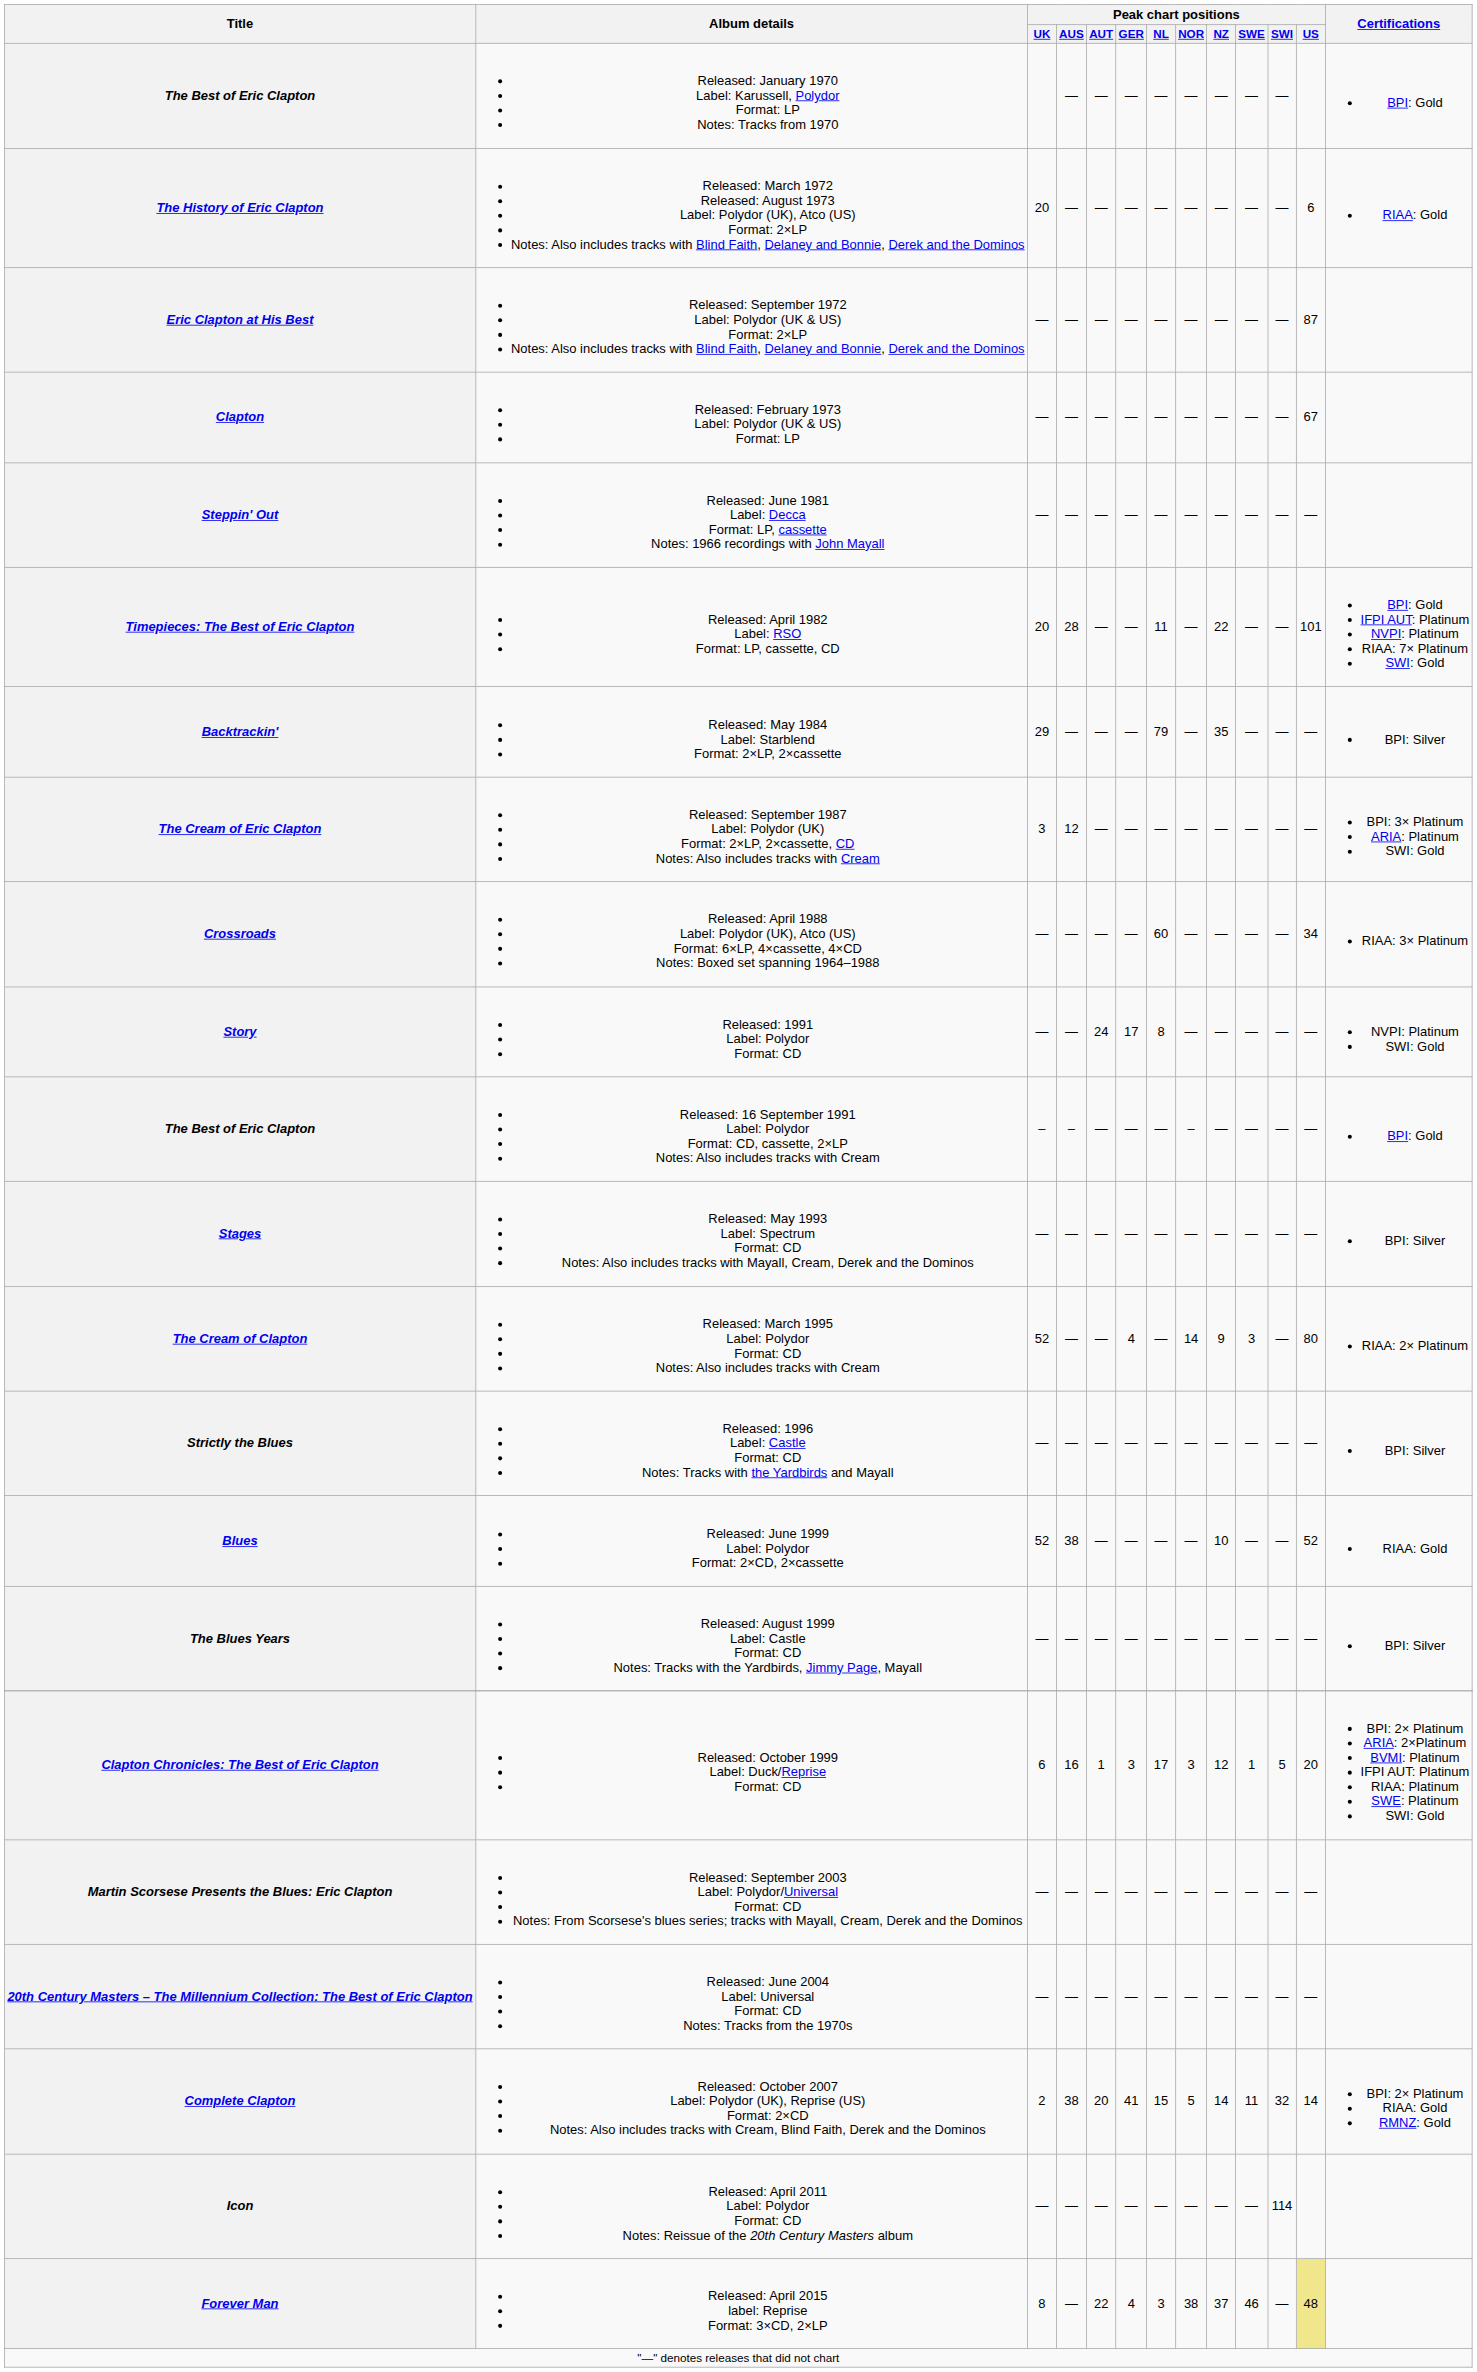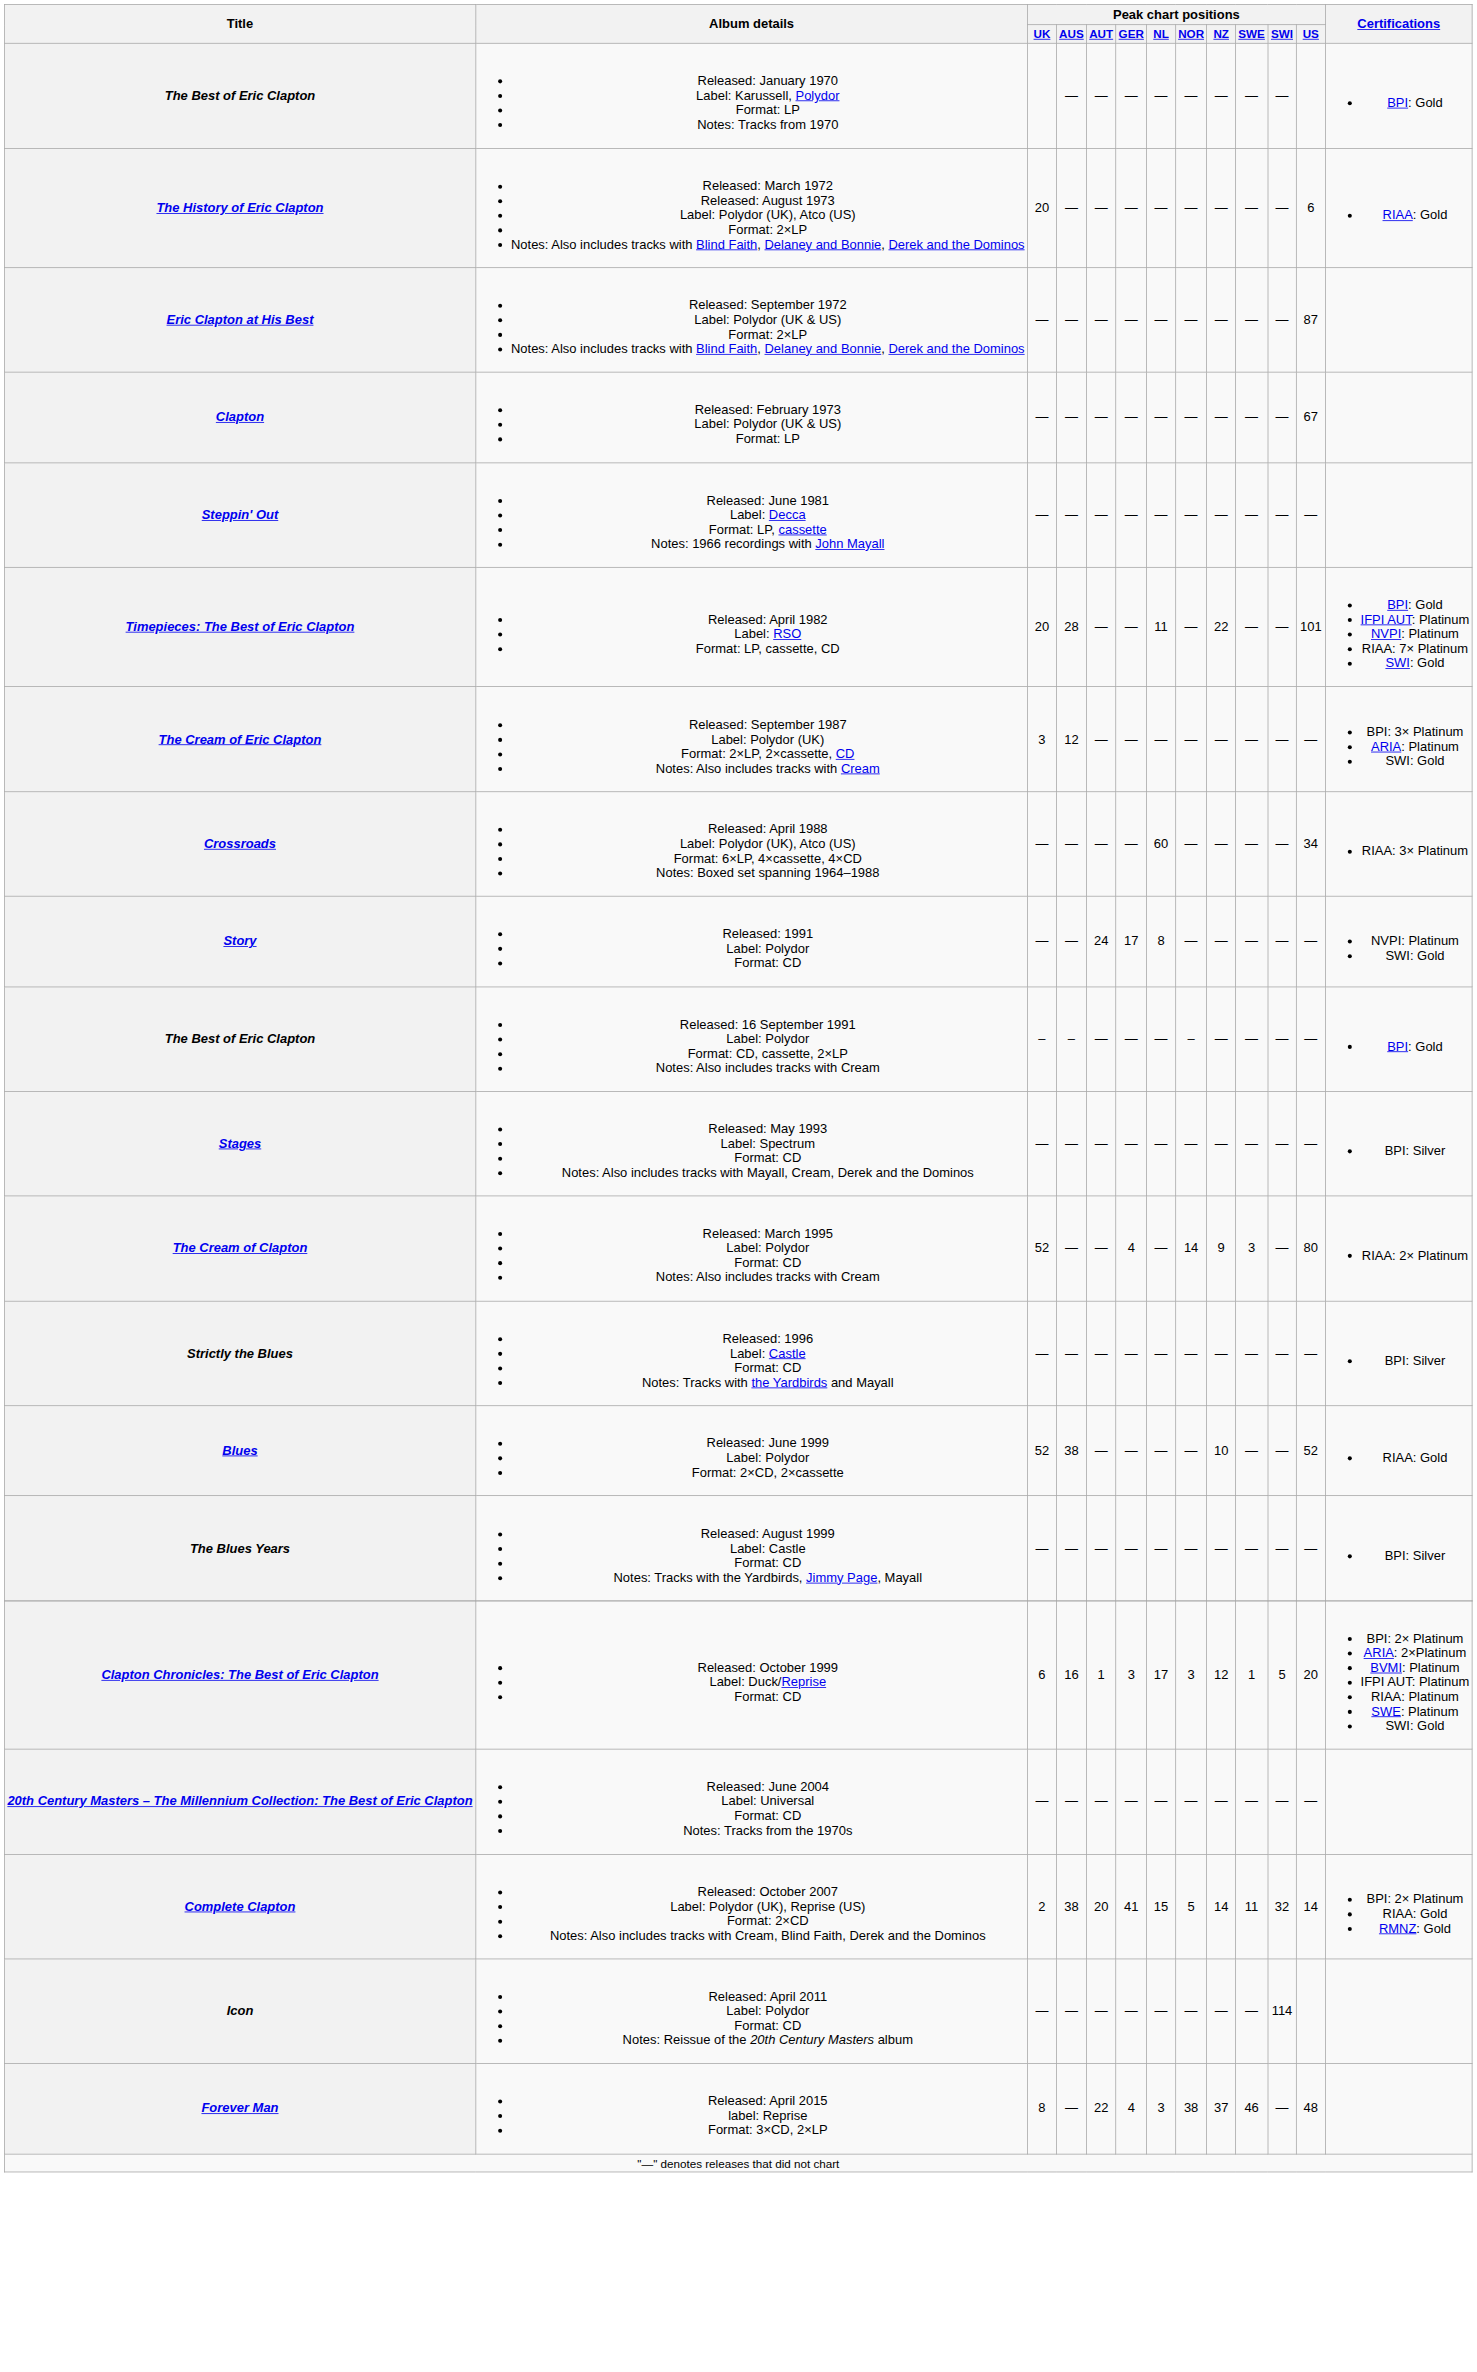- row: (240, 731)
- row: (240, 1891)
(1311, 2303) khaki background -> (1311, 2108) no background
